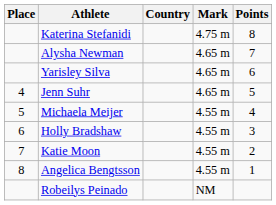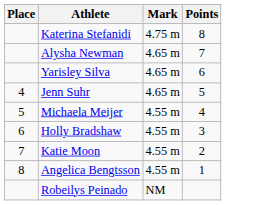- column: (168, 14)
